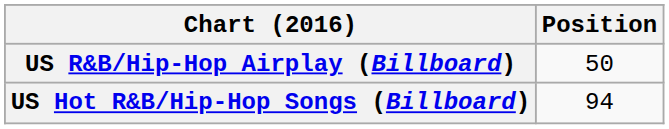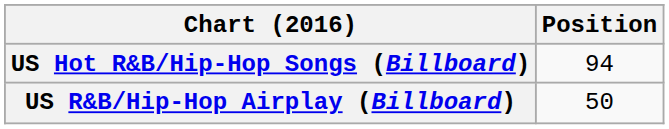rows swapped: (270, 103) <-> (270, 64)
